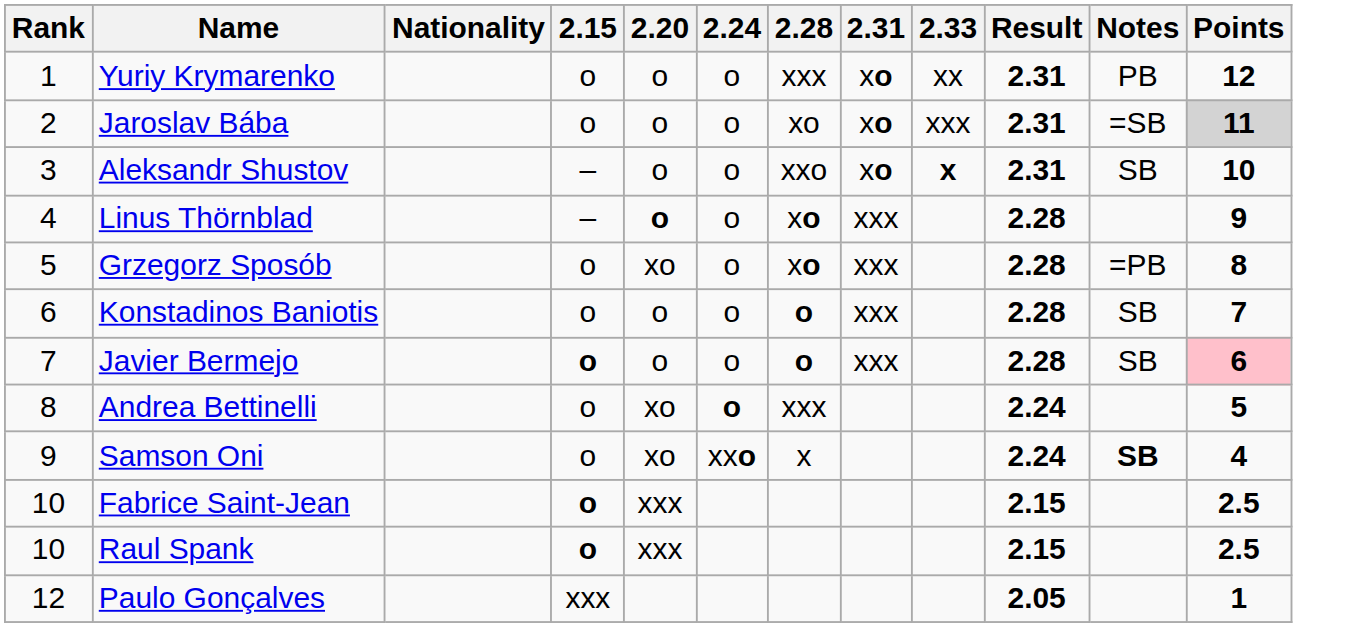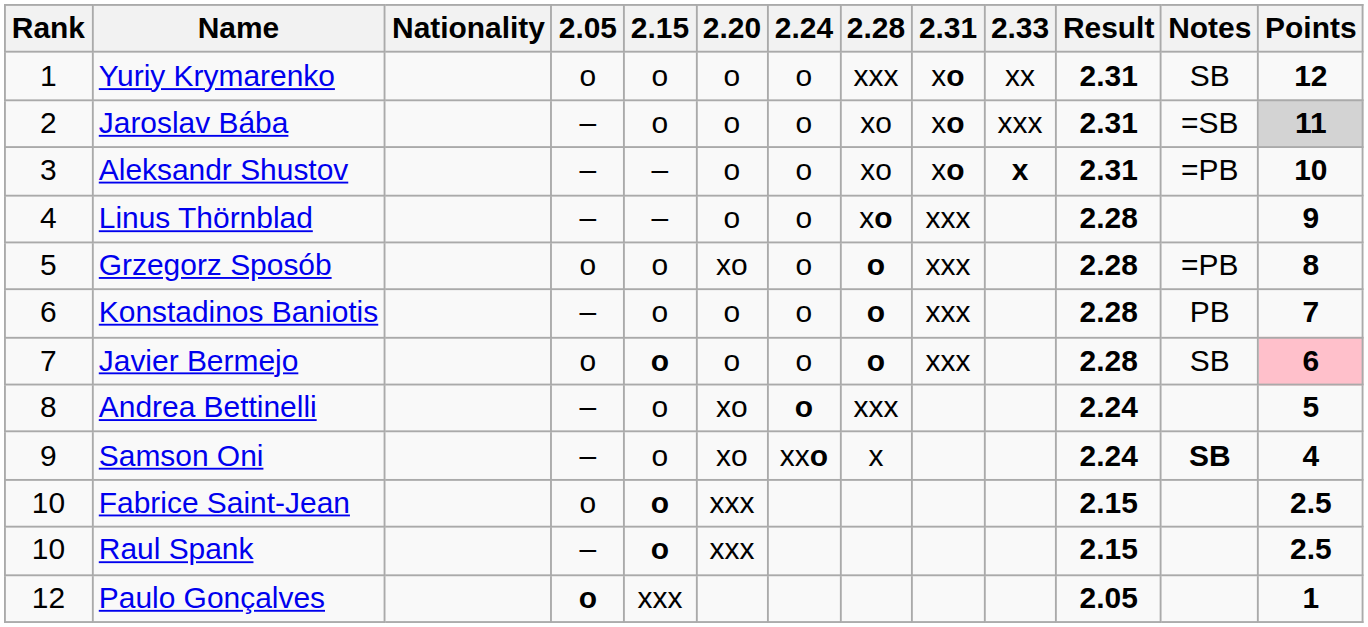+ column: (588, 28)
(1138, 75) PB -> (1210, 75) SB
(804, 170) xxo -> (876, 170) xo
(1138, 170) SB -> (1210, 170) =PB
(660, 218) bold -> (732, 218) normal
(804, 265) xo -> (876, 265) o
(1138, 312) SB -> (1210, 312) PB
